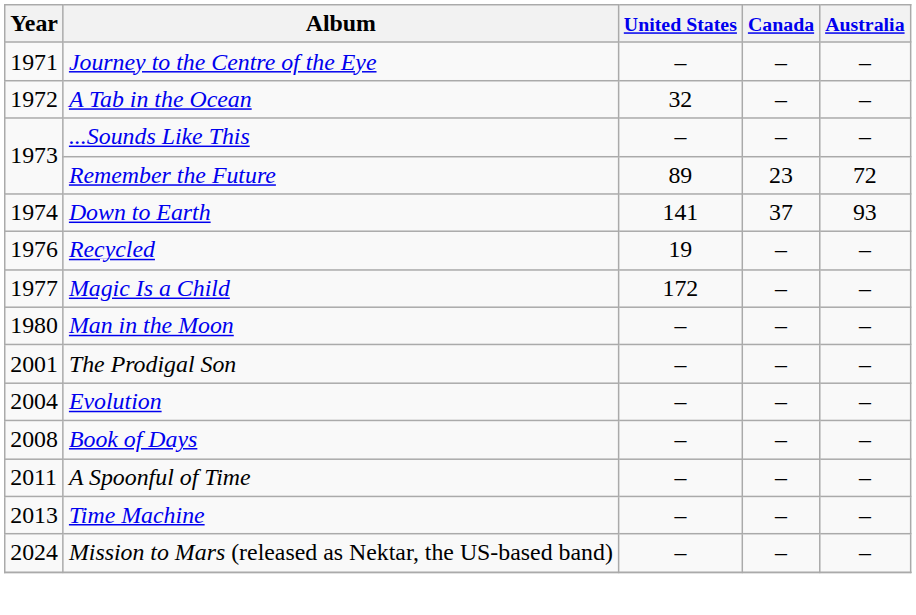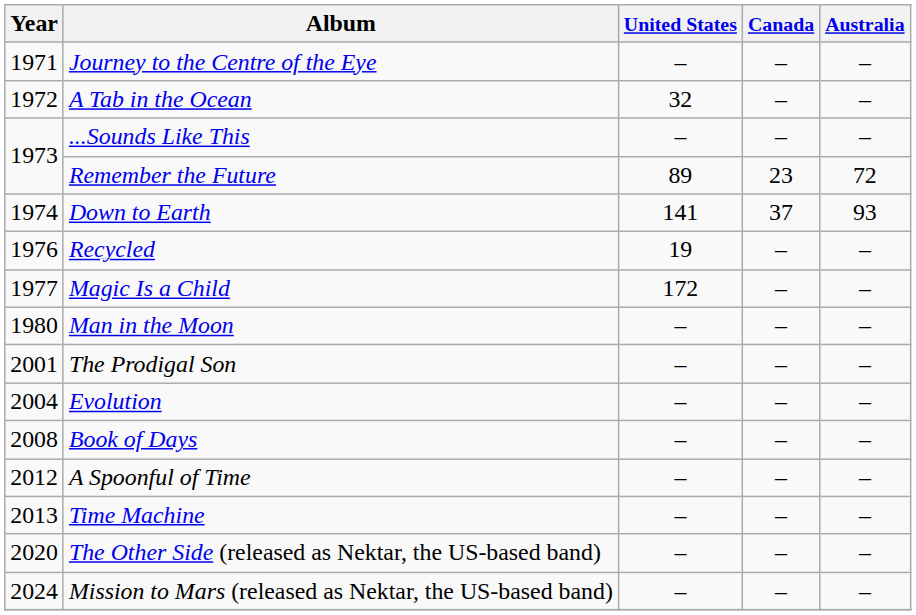(34, 477) 2011 -> (34, 477) 2012
+ row: (335, 552)
